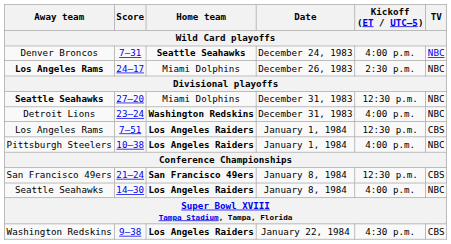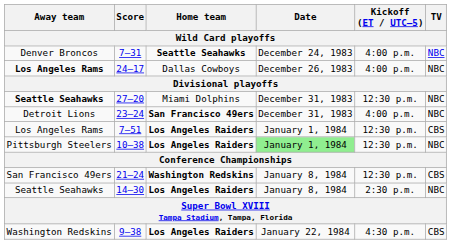(201, 68) Miami Dolphins -> (201, 68) Dallas Cowboys
(390, 68) 2:30 p.m. -> (390, 68) 4:00 p.m.
(201, 114) Washington Redskins -> (201, 114) San Francisco 49ers
(305, 145) no background -> (305, 145) lightgreen background
(390, 145) 4:00 p.m. -> (390, 145) 12:30 p.m.
(201, 175) San Francisco 49ers -> (201, 175) Washington Redskins
(390, 190) 4:00 p.m. -> (390, 190) 2:30 p.m.
